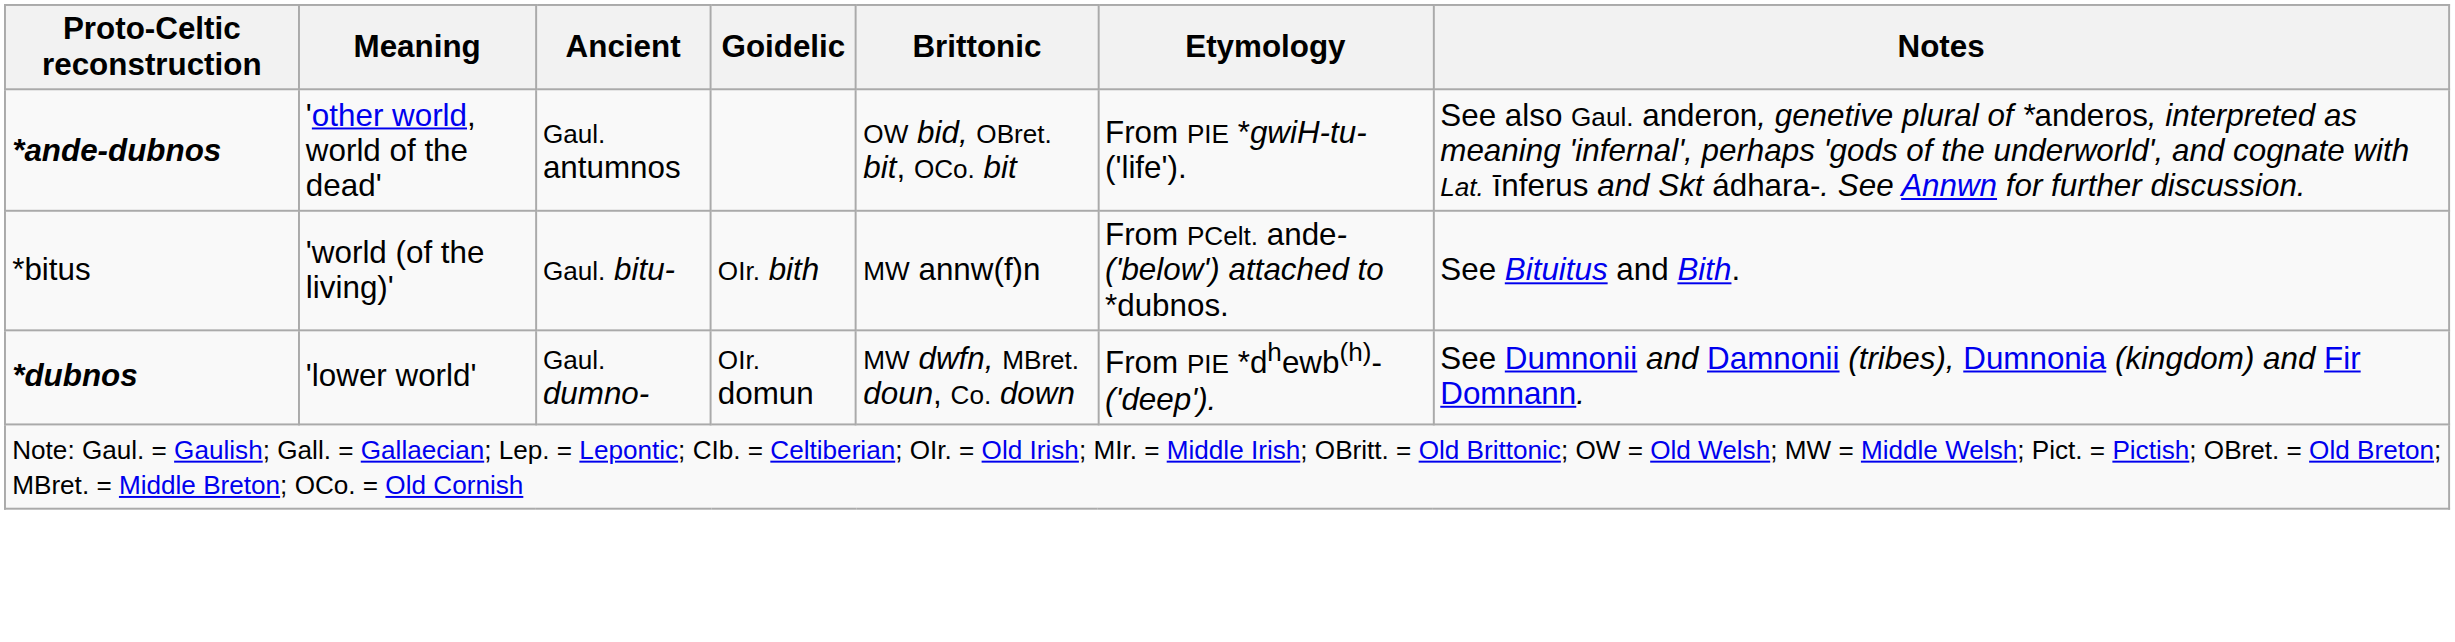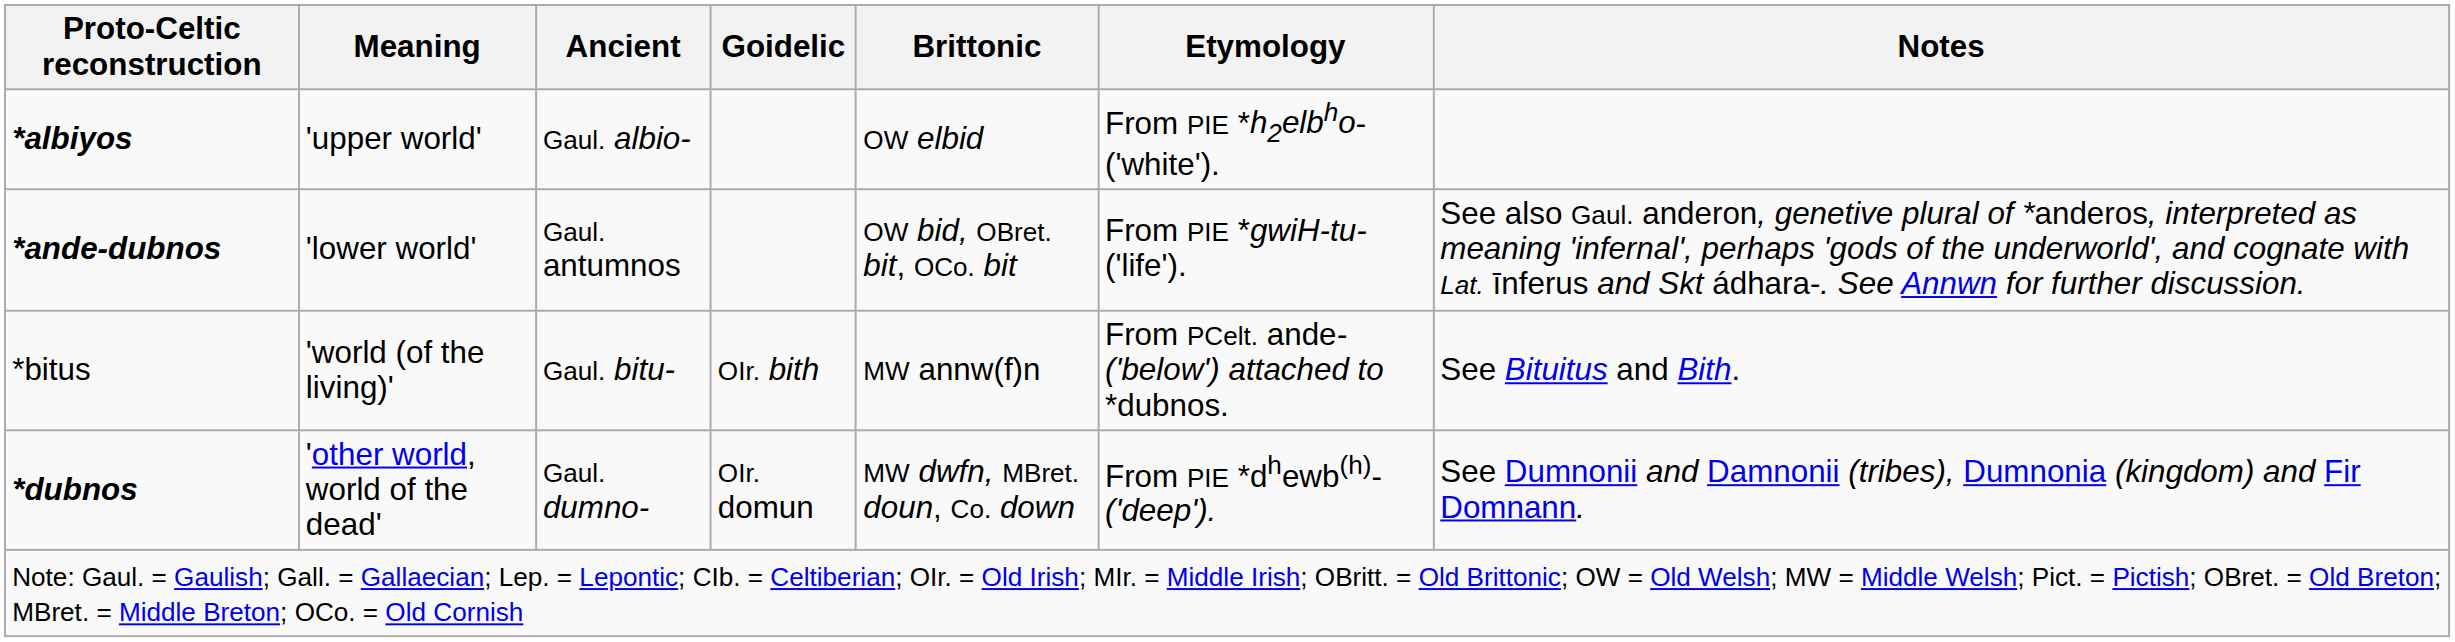+ row: (72, 139)
(391, 149) 'other world, world of the dead' -> (391, 249) 'lower world'
(391, 376) 'lower world' -> (391, 489) 'other world, world of the dead'
